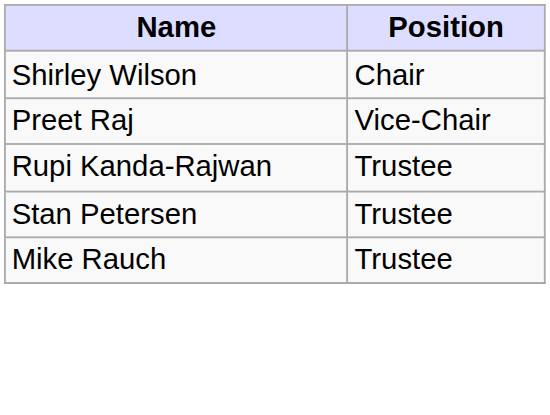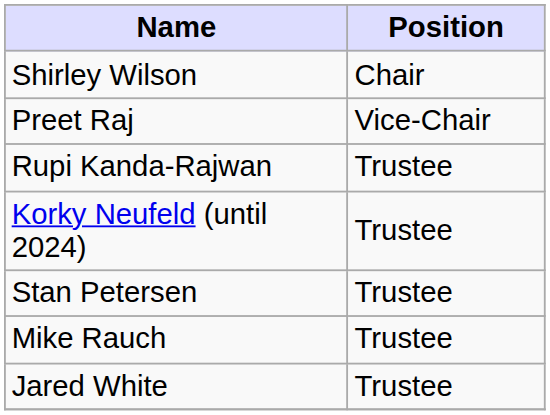+ row: (139, 229)
+ row: (90, 385)
